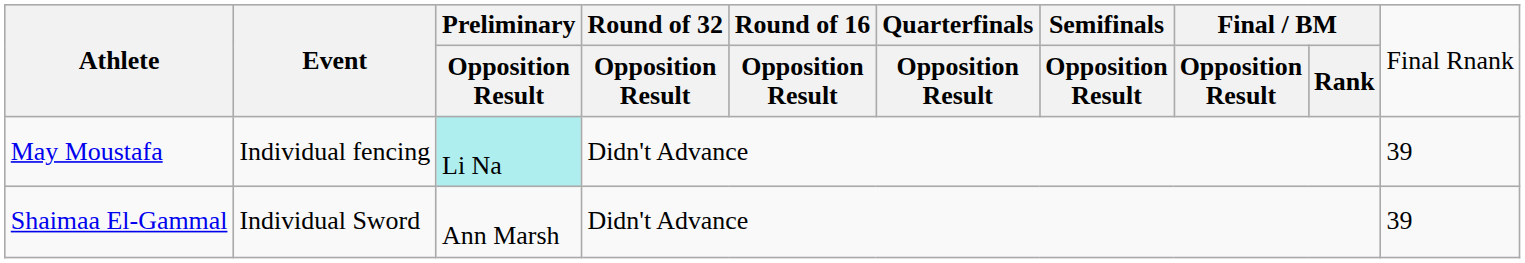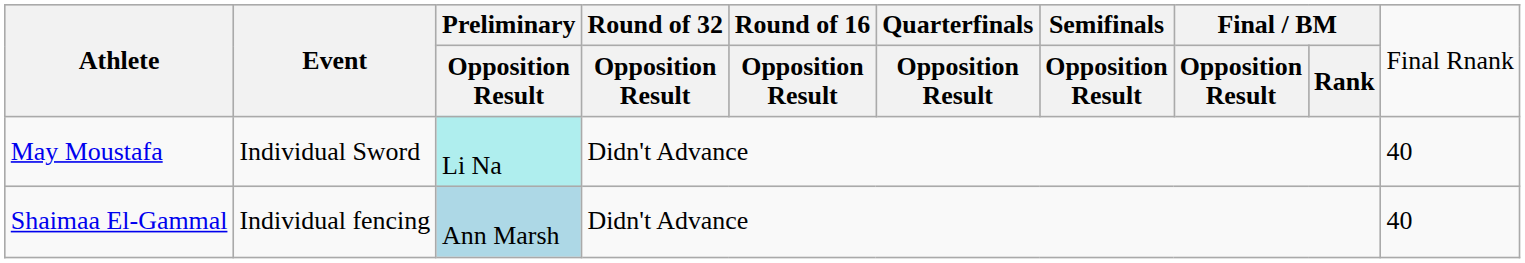(335, 151) Individual fencing -> (330, 151) Individual Sword
(1400, 151) 39 -> (1400, 151) 40
(330, 221) Individual Sword -> (335, 221) Individual fencing
(501, 235) no background -> (501, 235) lightblue background
(1400, 221) 39 -> (1400, 221) 40
